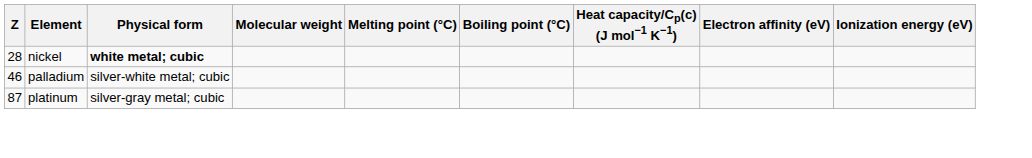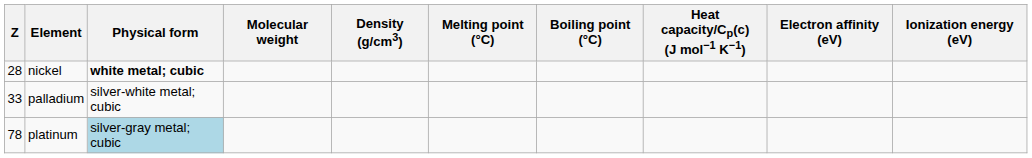+ column: (380, 32)
(15, 77) 46 -> (15, 99) 33
(15, 98) 87 -> (15, 135) 78
(157, 98) no background -> (140, 135) lightblue background
